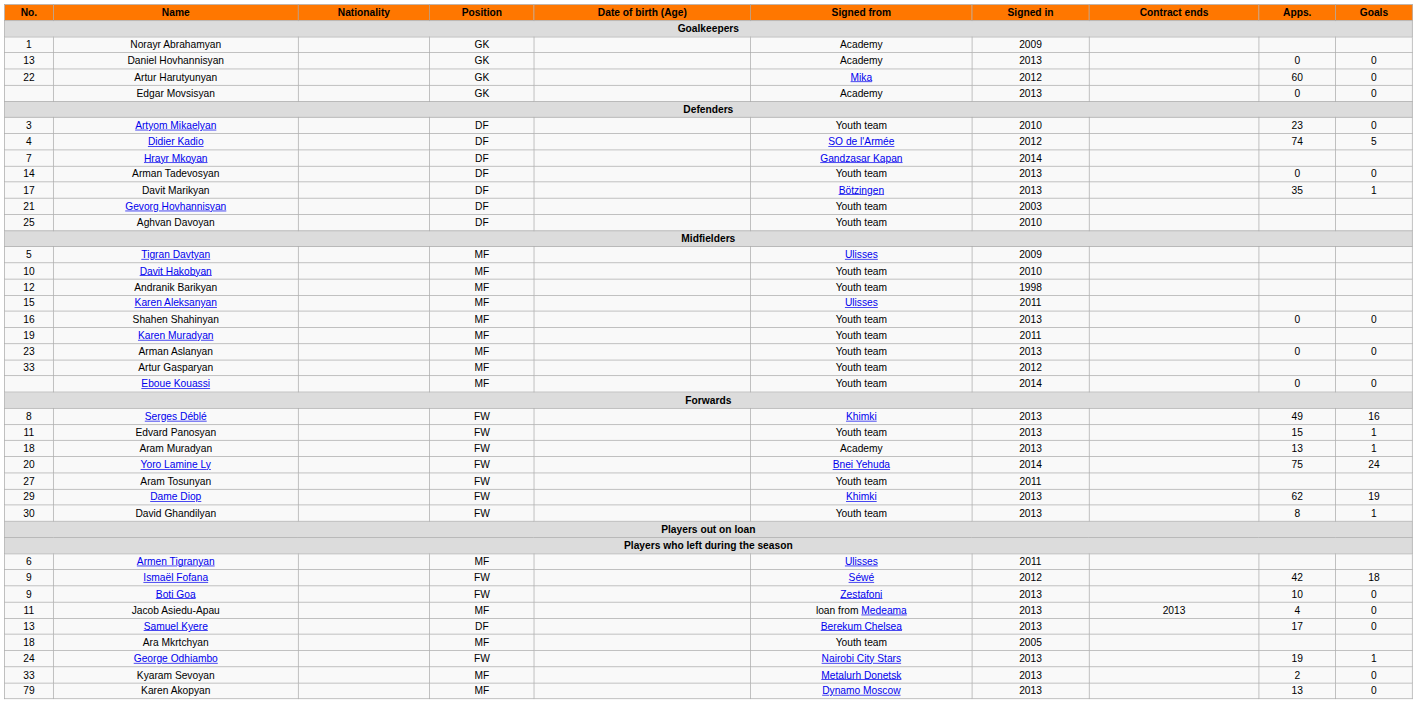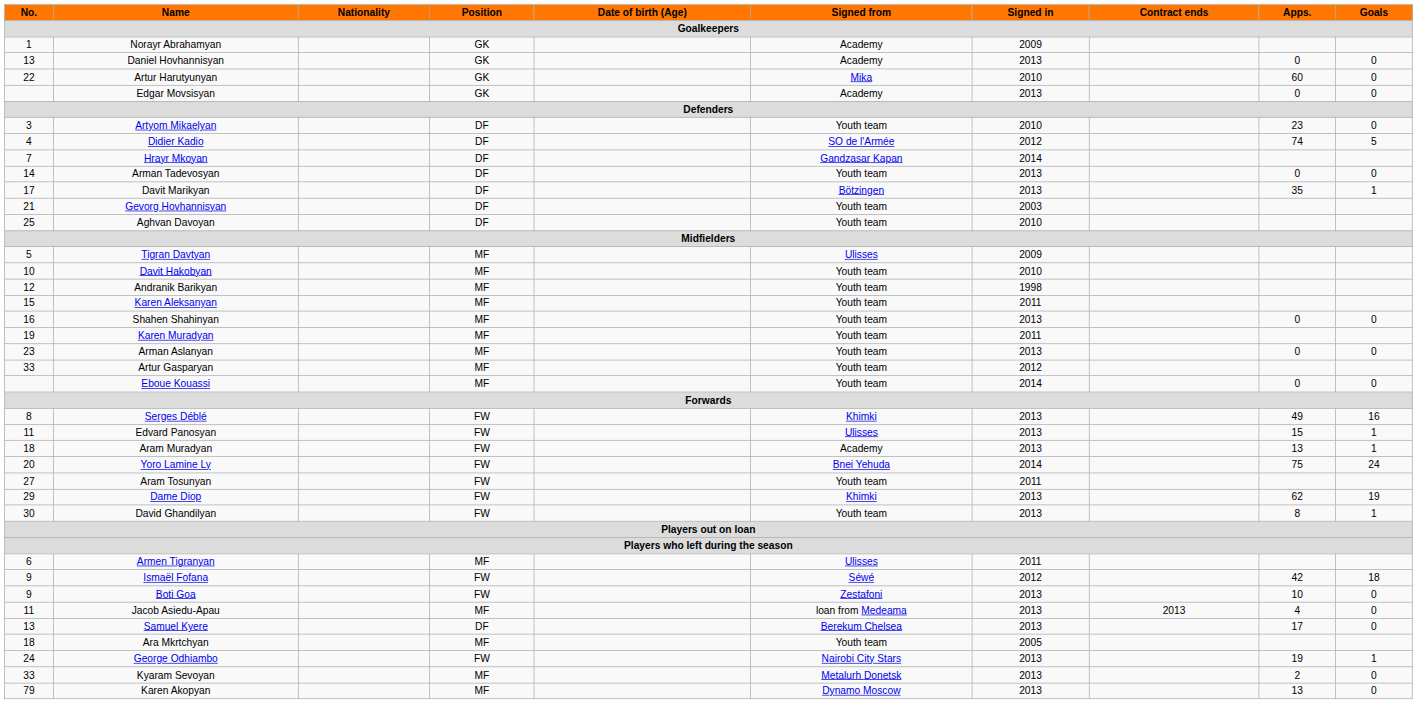(1030, 77) 2012 -> (1030, 77) 2010
(861, 304) Ulisses -> (861, 304) Youth team
(861, 433) Youth team -> (861, 433) Ulisses
